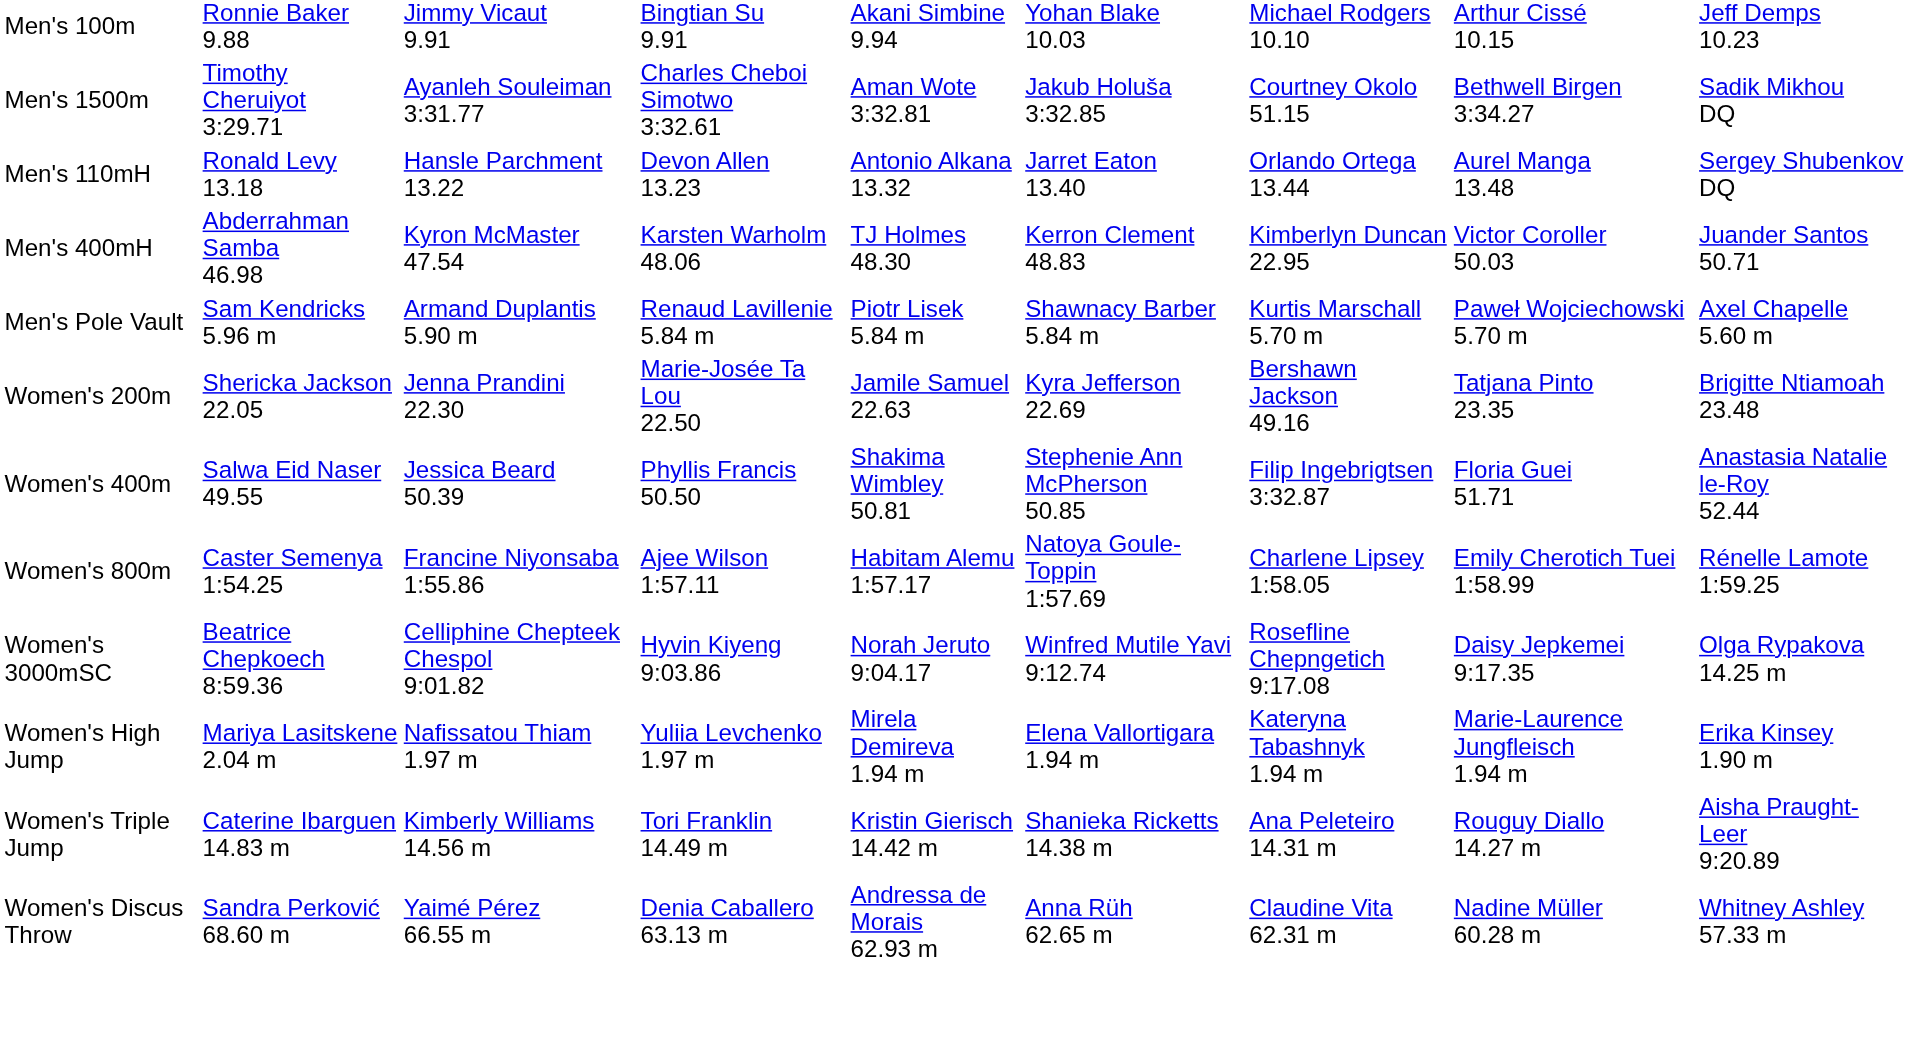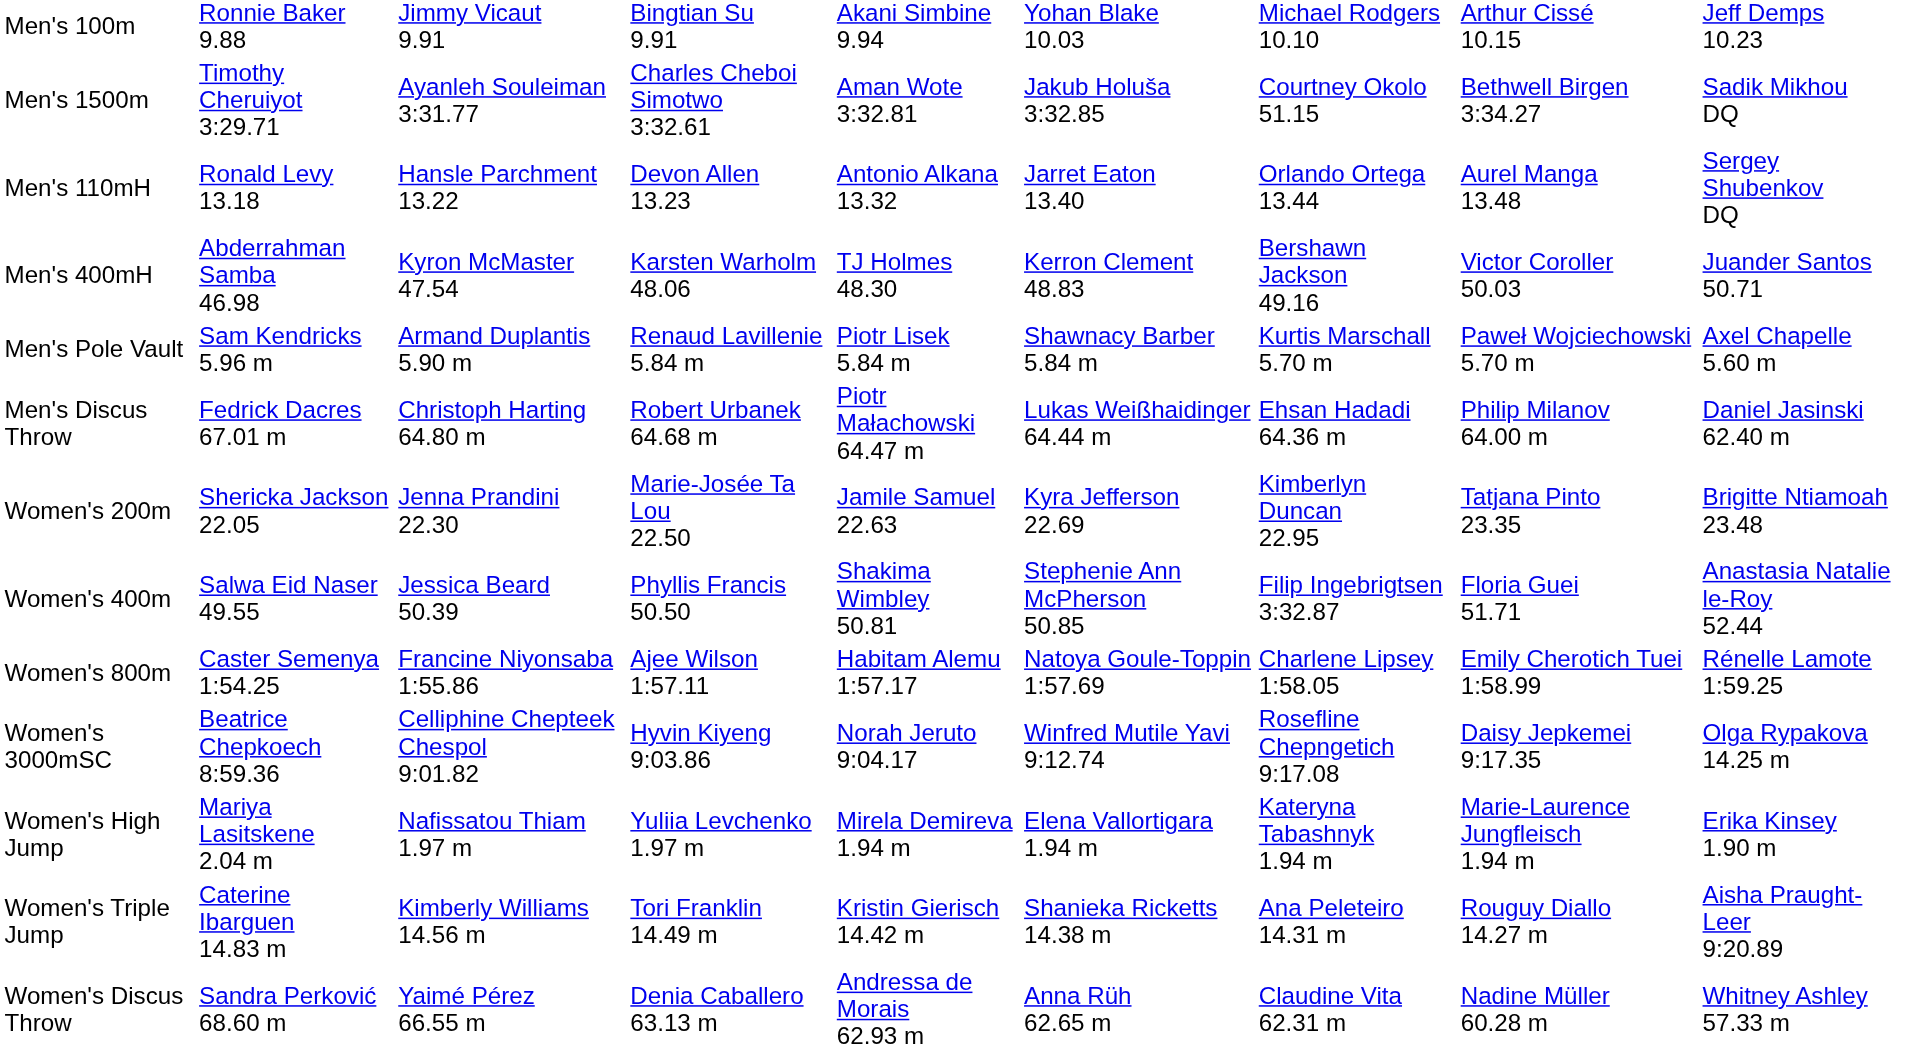(1348, 248) Kimberlyn Duncan 22.95 -> (1312, 275) Bershawn Jackson 49.16
+ row: (76, 423)
(1303, 396) Bershawn Jackson 49.16 -> (1312, 511) Kimberlyn Duncan 22.95
